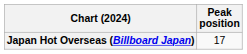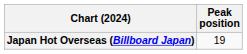(220, 40) 17 -> (220, 40) 19
